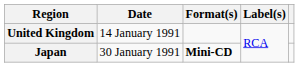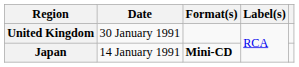(140, 33) 14 January 1991 -> (140, 33) 30 January 1991
(140, 52) 30 January 1991 -> (140, 52) 14 January 1991
